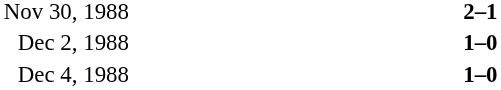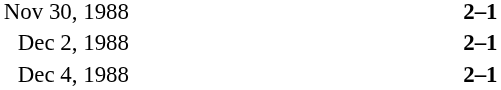(480, 42) 1–0 -> (480, 42) 2–1
(480, 74) 1–0 -> (480, 74) 2–1
